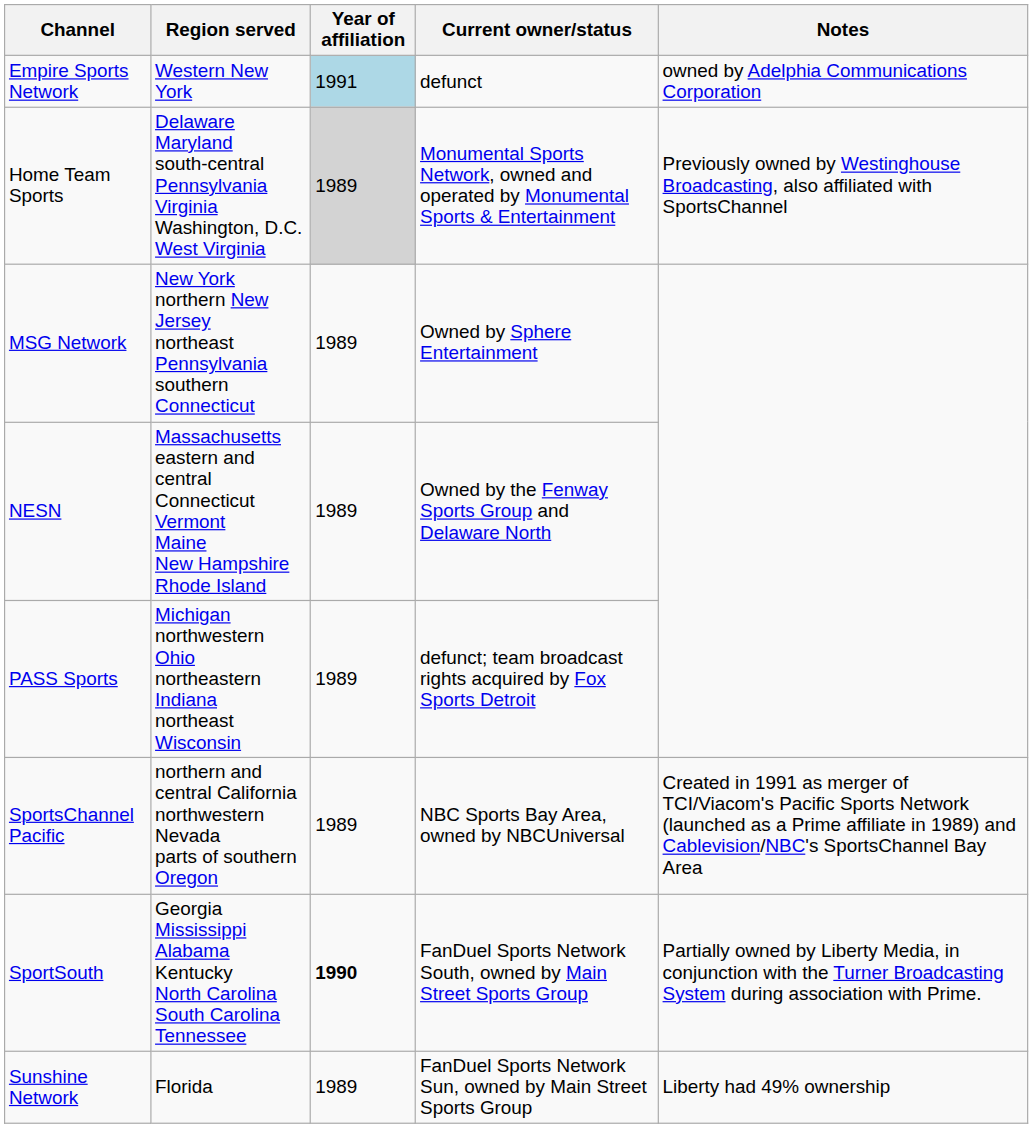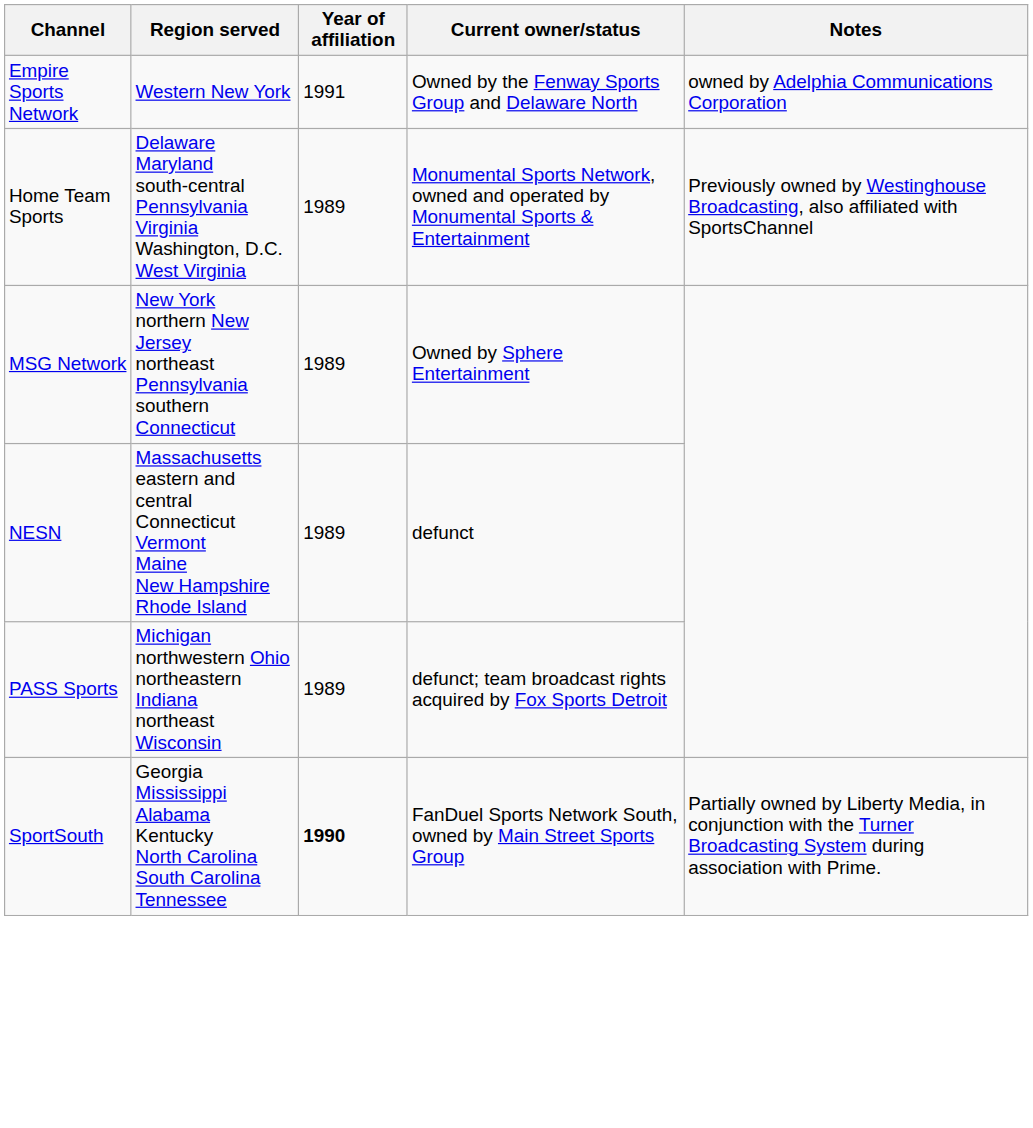(336, 81) lightblue background -> (324, 91) no background
(451, 81) defunct -> (536, 91) Owned by the Fenway Sports Group and Delaware North
(336, 185) lightgrey background -> (324, 206) no background
(514, 510) Owned by the Fenway Sports Group and Delaware North -> (443, 532) defunct
- row: (71, 825)
- row: (48, 1087)
